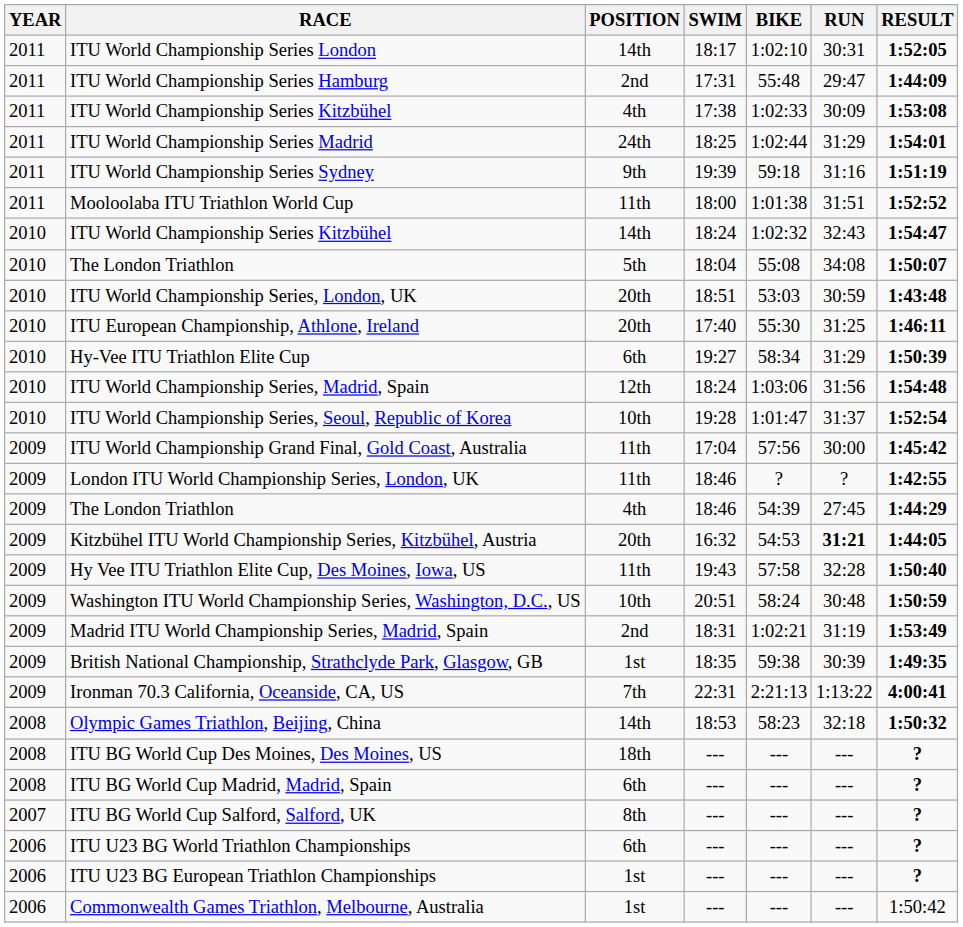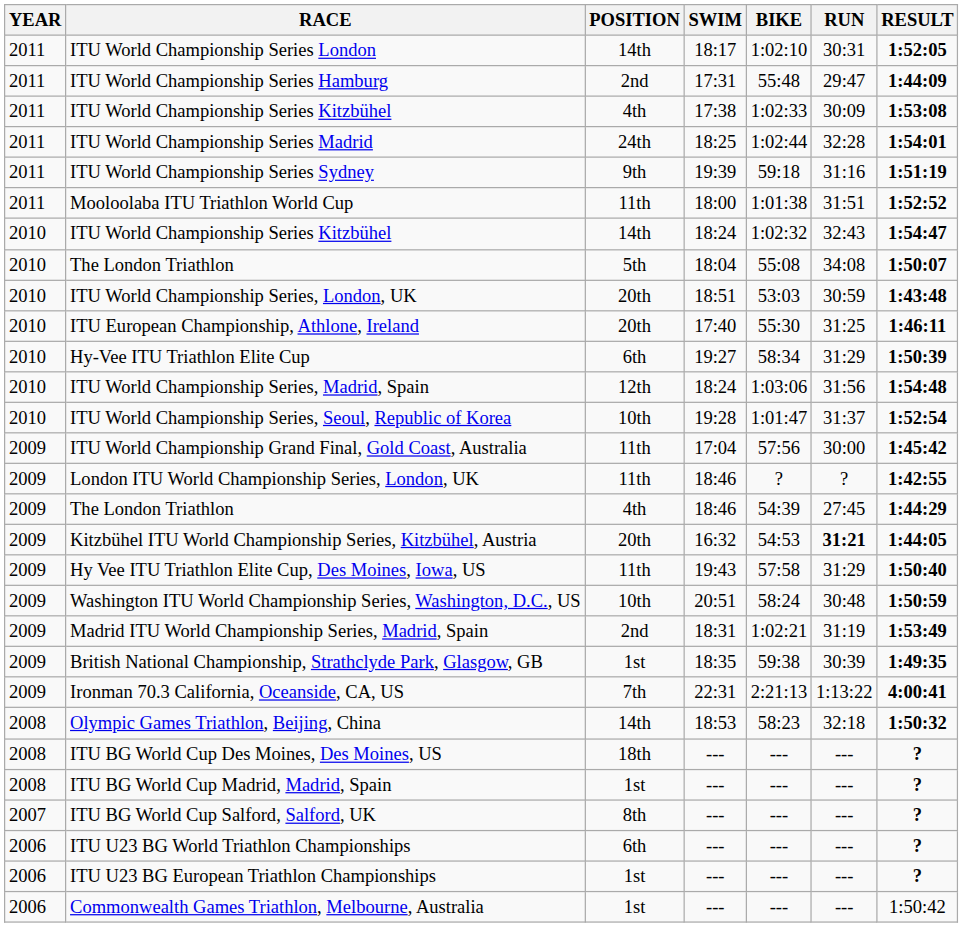(844, 142) 31:29 -> (844, 142) 32:28
(844, 570) 32:28 -> (844, 570) 31:29
(635, 784) 6th -> (635, 784) 1st
